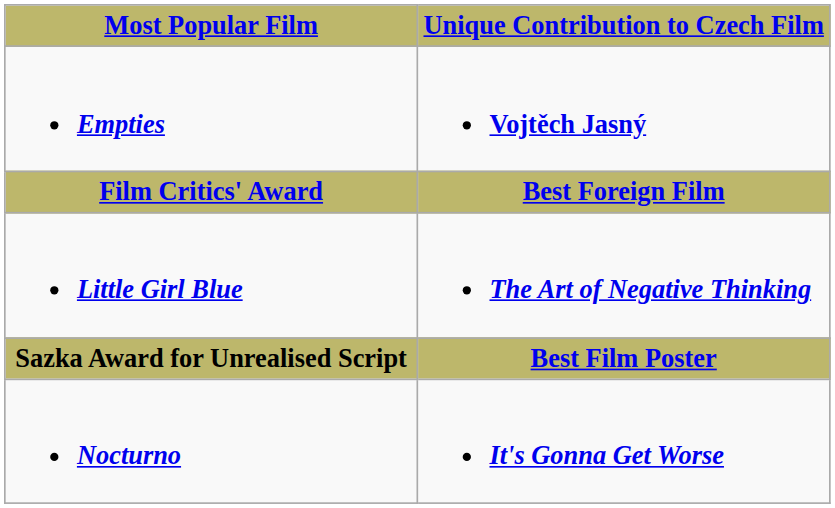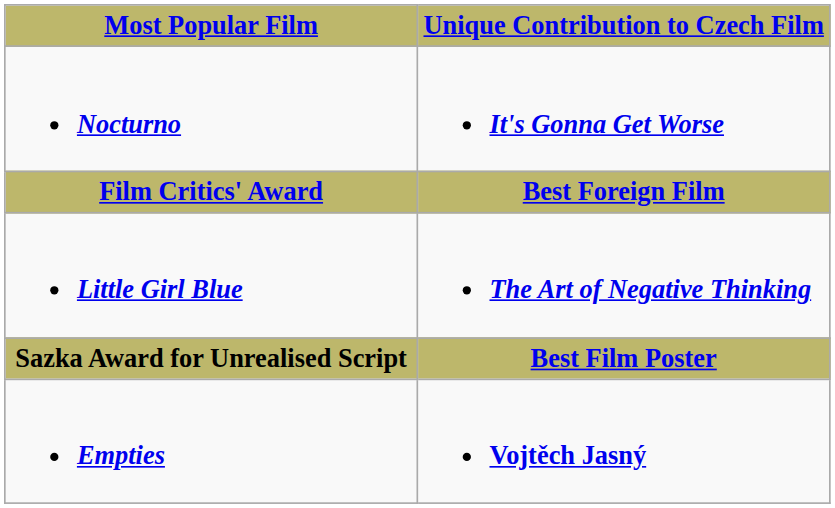rows swapped: (211, 124) <-> (211, 456)
